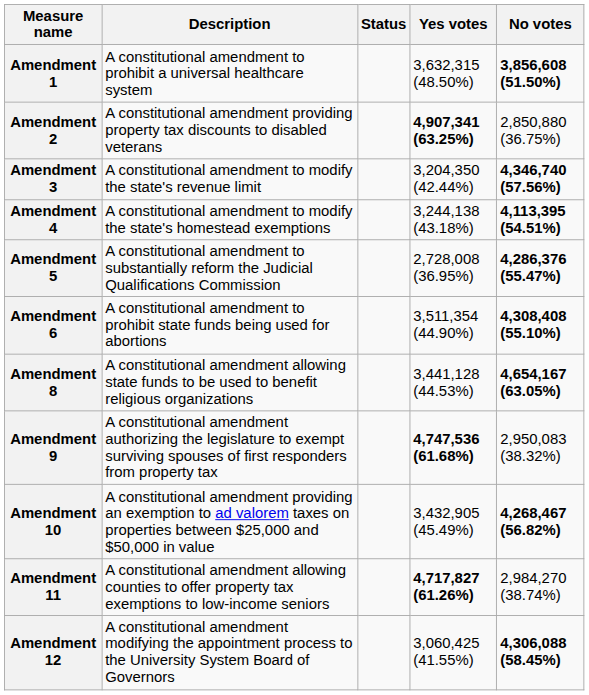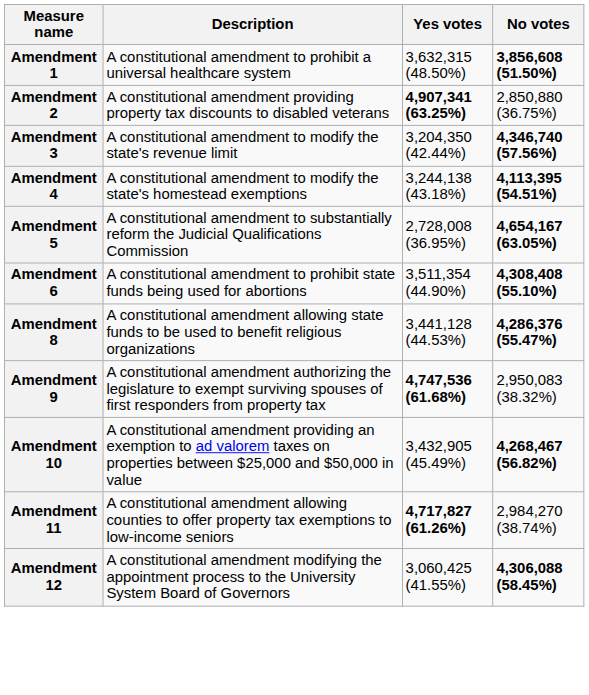- column: (384, 24)
(533, 268) 4,286,376 (55.47%) -> (530, 234) 4,654,167 (63.05%)
(533, 382) 4,654,167 (63.05%) -> (530, 332) 4,286,376 (55.47%)
